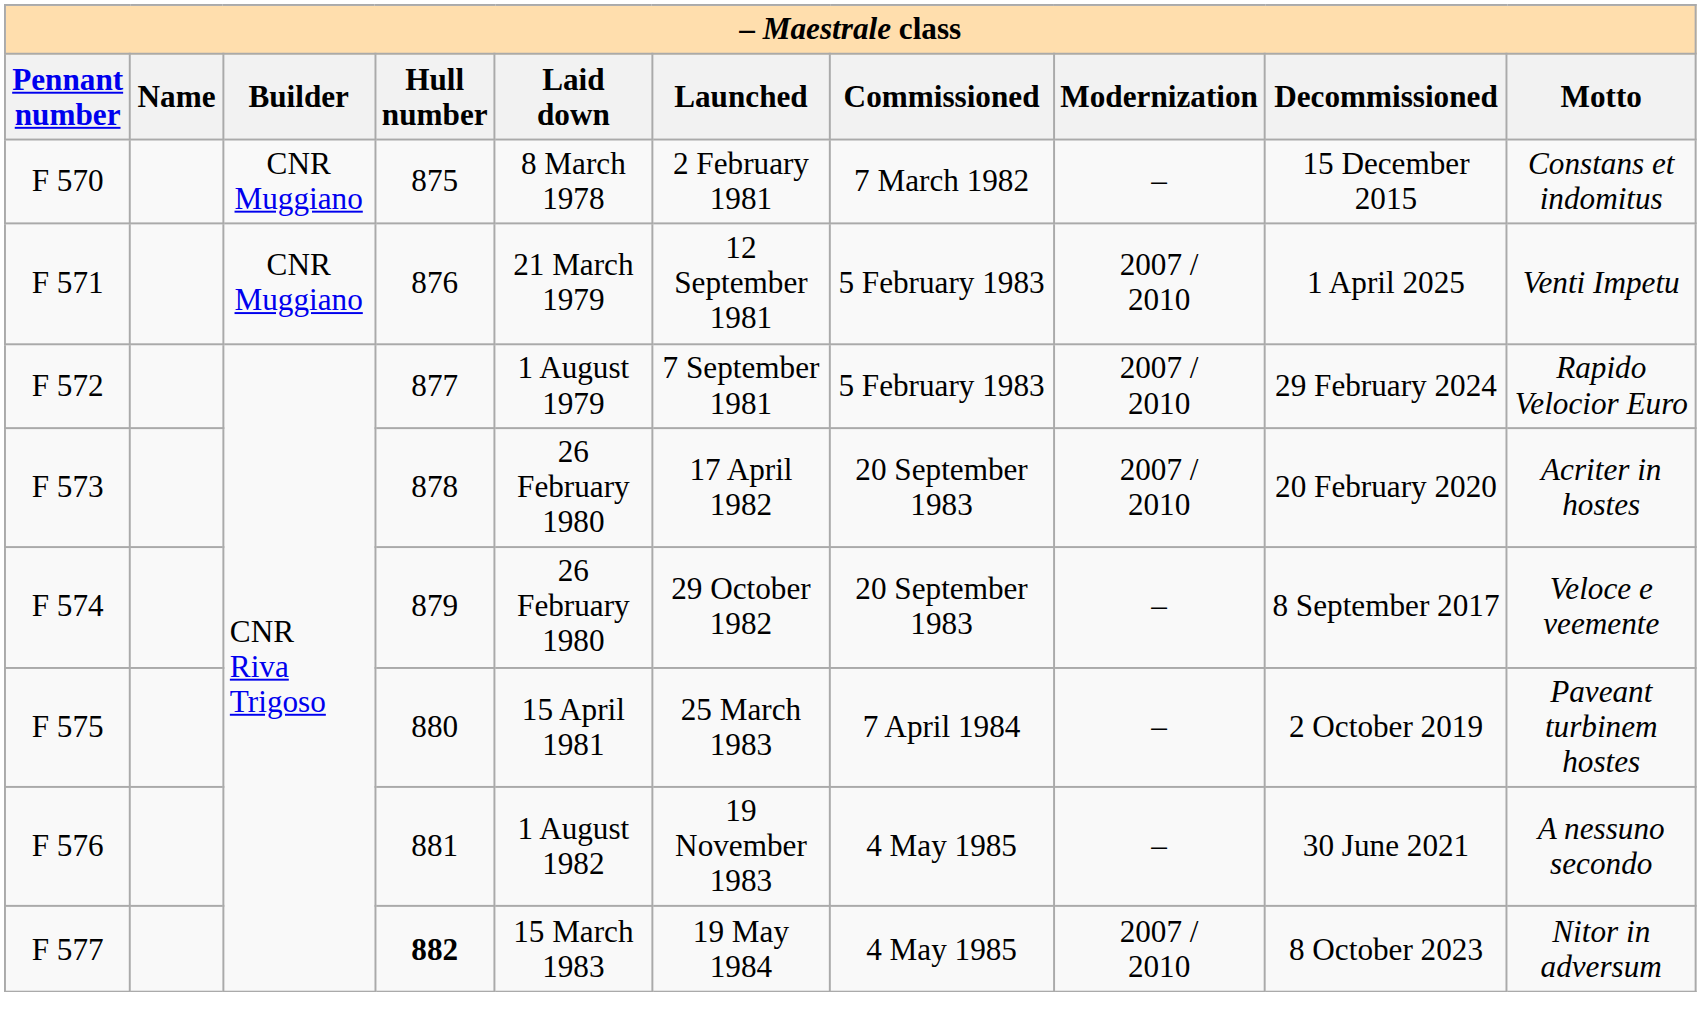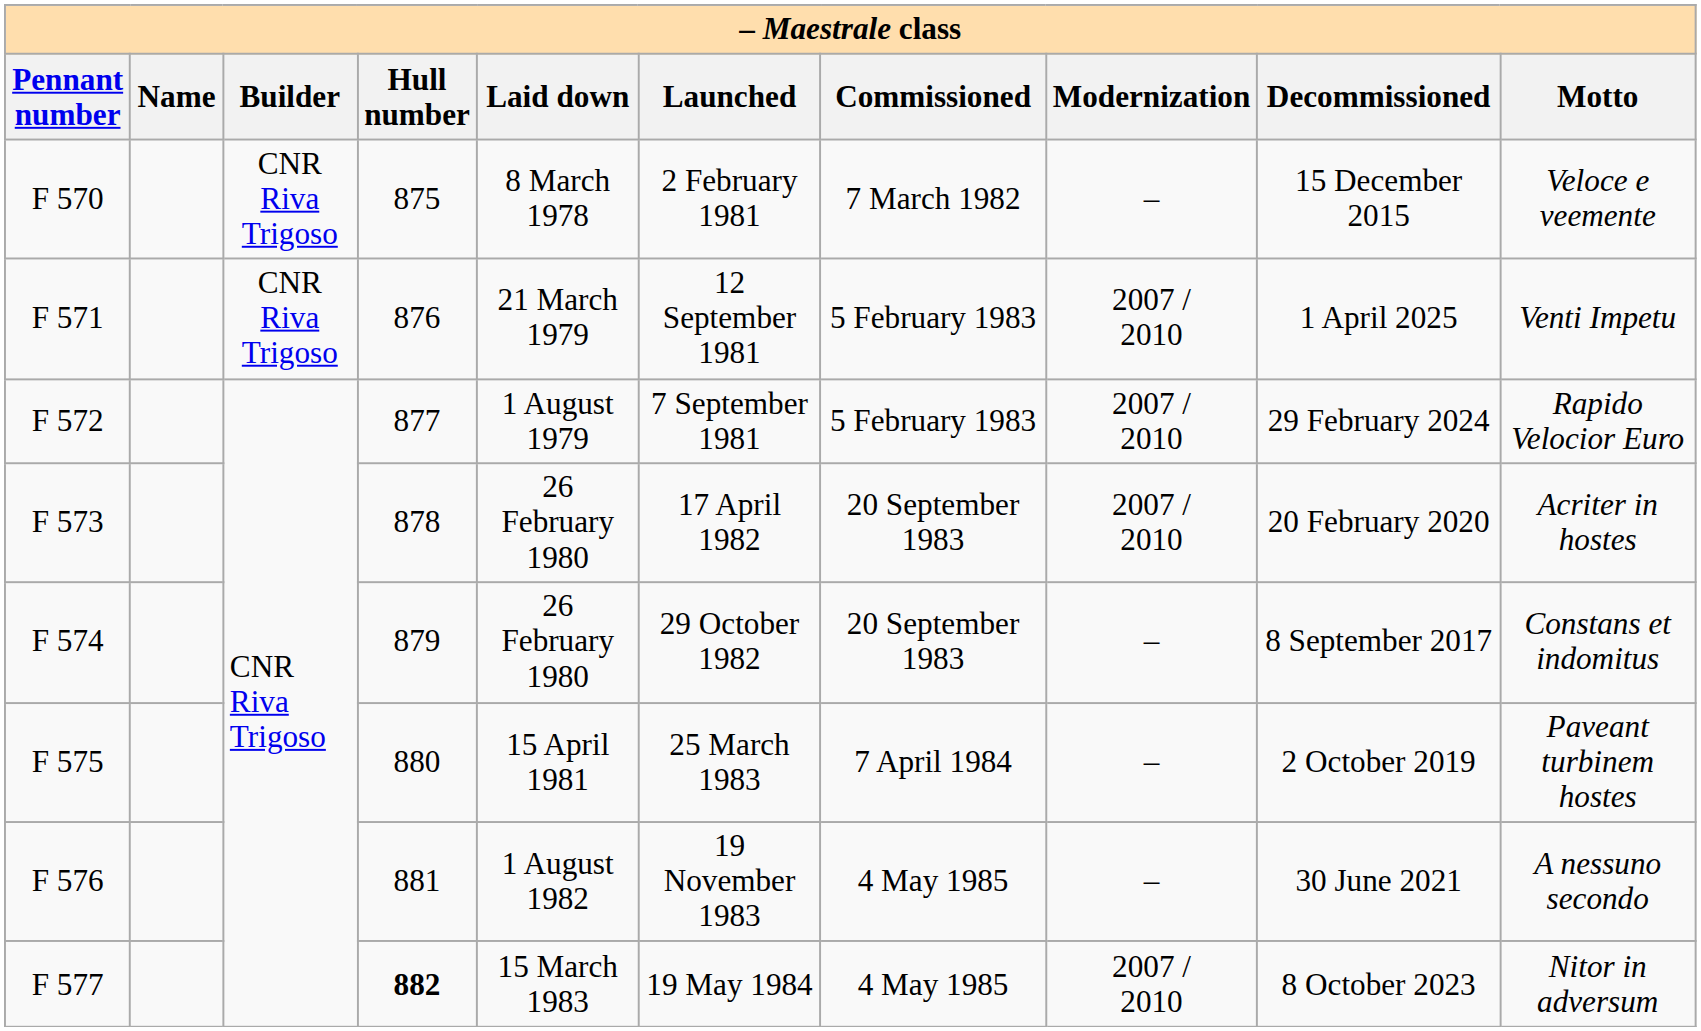(299, 180) CNR Muggiano -> (290, 198) CNR Riva Trigoso
(1601, 180) Constans et indomitus -> (1598, 198) Veloce e veemente
(299, 282) CNR Muggiano -> (290, 318) CNR Riva Trigoso
(1601, 606) Veloce e veemente -> (1598, 642) Constans et indomitus
